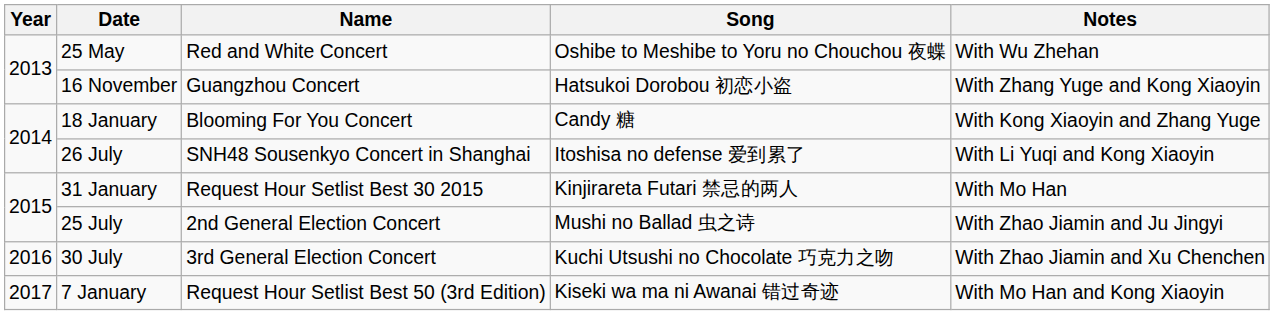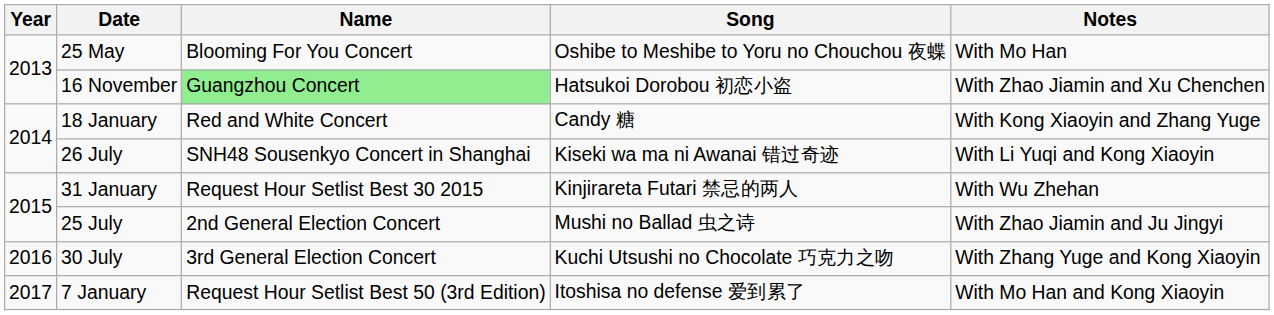(287, 52) Red and White Concert -> (299, 52) Blooming For You Concert
(1027, 52) With Wu Zhehan -> (1011, 52) With Mo Han
(273, 86) no background -> (273, 86) lightgreen background
(1108, 86) With Zhang Yuge and Kong Xiaoyin -> (1110, 86) With Zhao Jiamin and Xu Chenchen
(299, 121) Blooming For You Concert -> (287, 121) Red and White Concert
(680, 154) Itoshisa no defense 爱到累了 -> (697, 154) Kiseki wa ma ni Awanai 错过奇迹
(1011, 189) With Mo Han -> (1027, 189) With Wu Zhehan
(1110, 258) With Zhao Jiamin and Xu Chenchen -> (1108, 258) With Zhang Yuge and Kong Xiaoyin
(697, 292) Kiseki wa ma ni Awanai 错过奇迹 -> (680, 292) Itoshisa no defense 爱到累了
